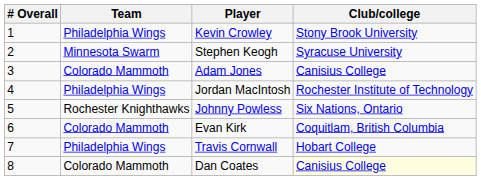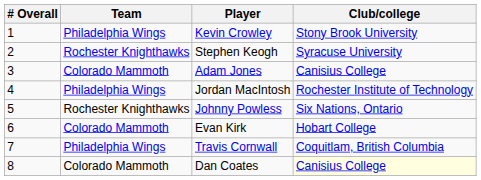(111, 52) Minnesota Swarm -> (126, 52) Rochester Knighthawks
(370, 128) Coquitlam, British Columbia -> (336, 128) Hobart College
(336, 147) Hobart College -> (370, 147) Coquitlam, British Columbia
